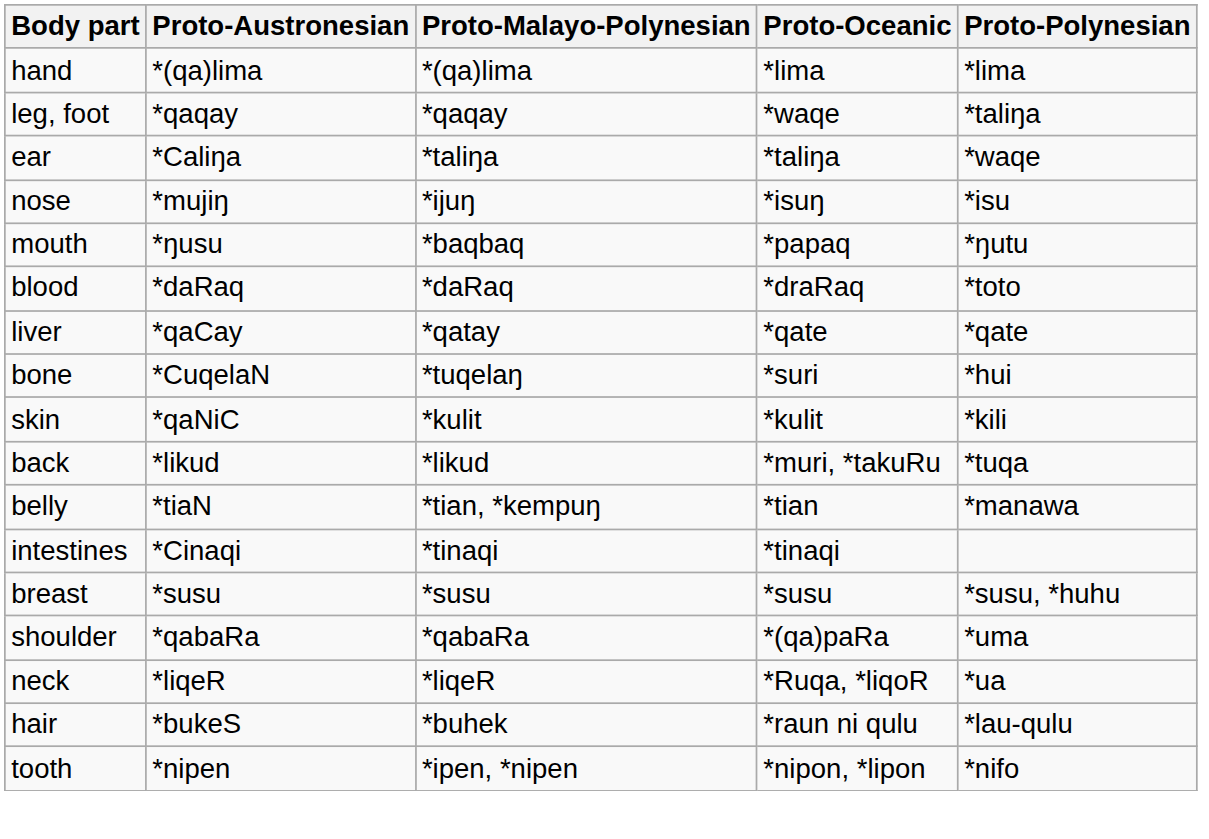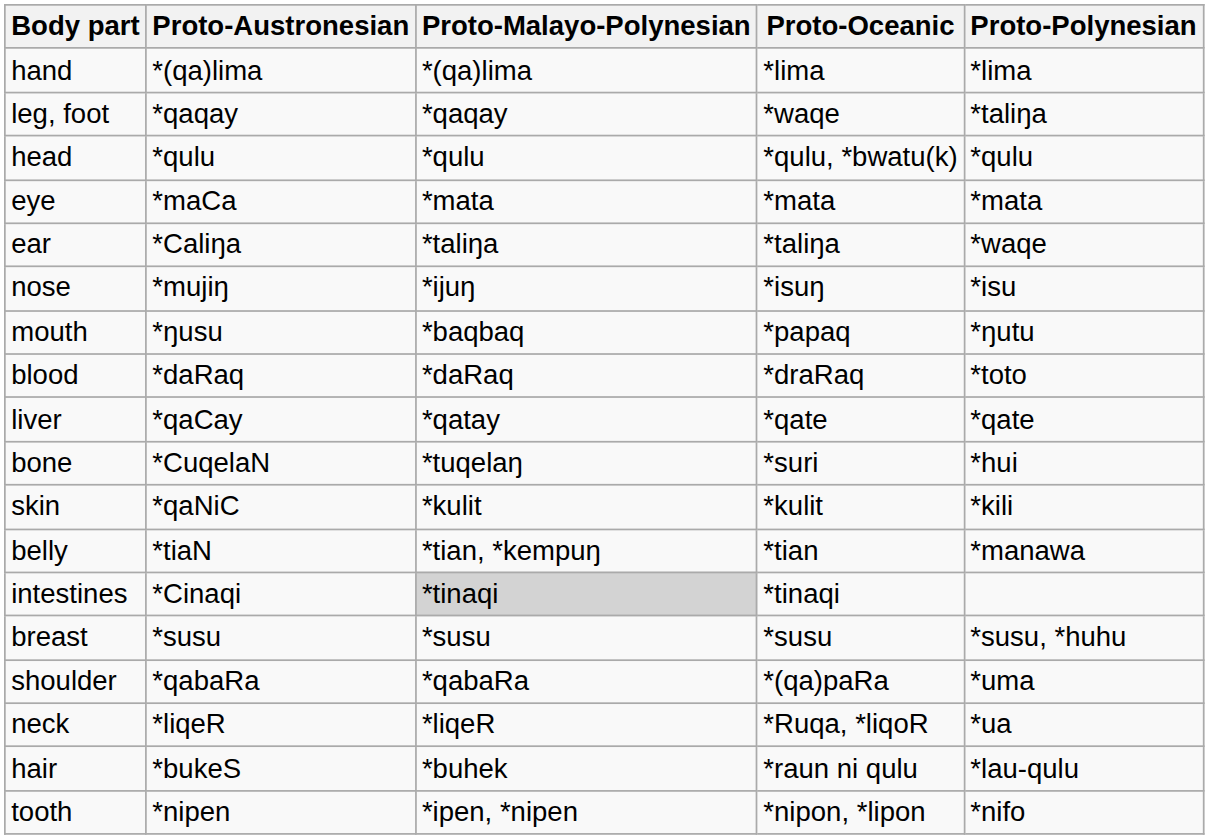+ row: (42, 157)
+ row: (33, 200)
- row: (40, 462)
(460, 550) no background -> (460, 593) lightgrey background
